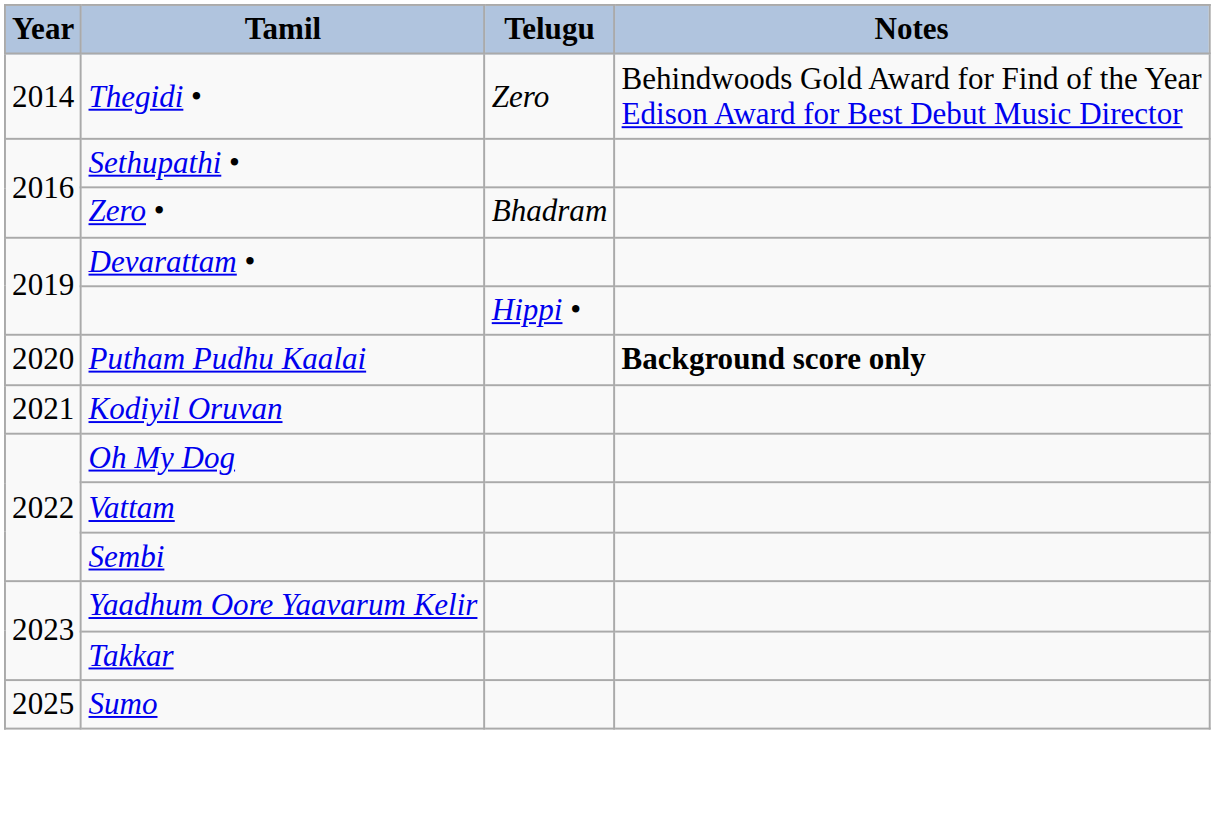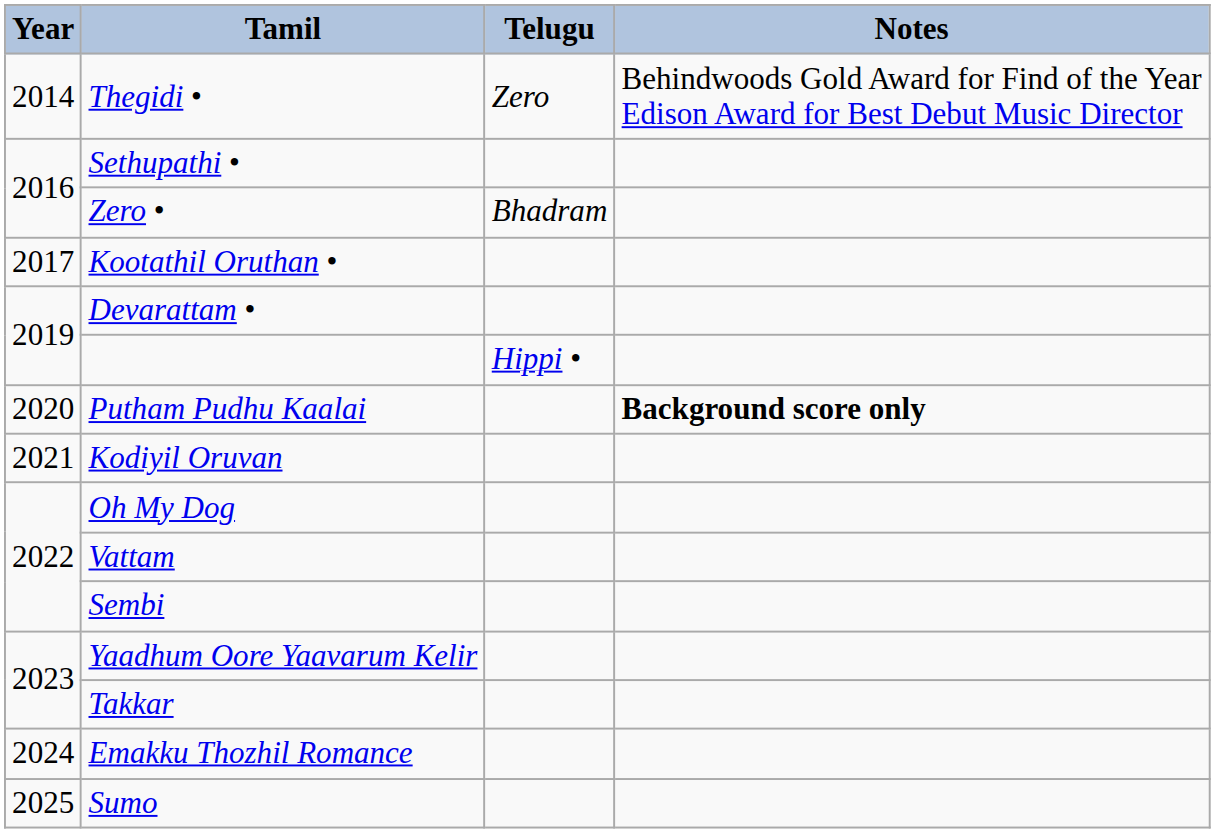+ row: (213, 260)
+ row: (251, 753)
